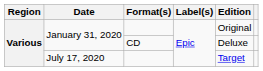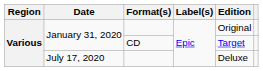(233, 43) Deluxe -> (231, 43) Target
(231, 58) Target -> (233, 58) Deluxe
